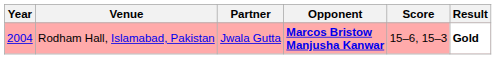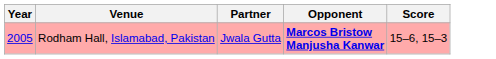- column: (470, 14)
(20, 38) 2004 -> (20, 38) 2005
